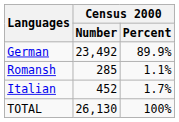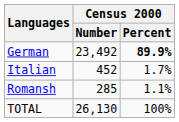(154, 52) normal -> (154, 52) bold
rows swapped: (32, 70) <-> (32, 89)
